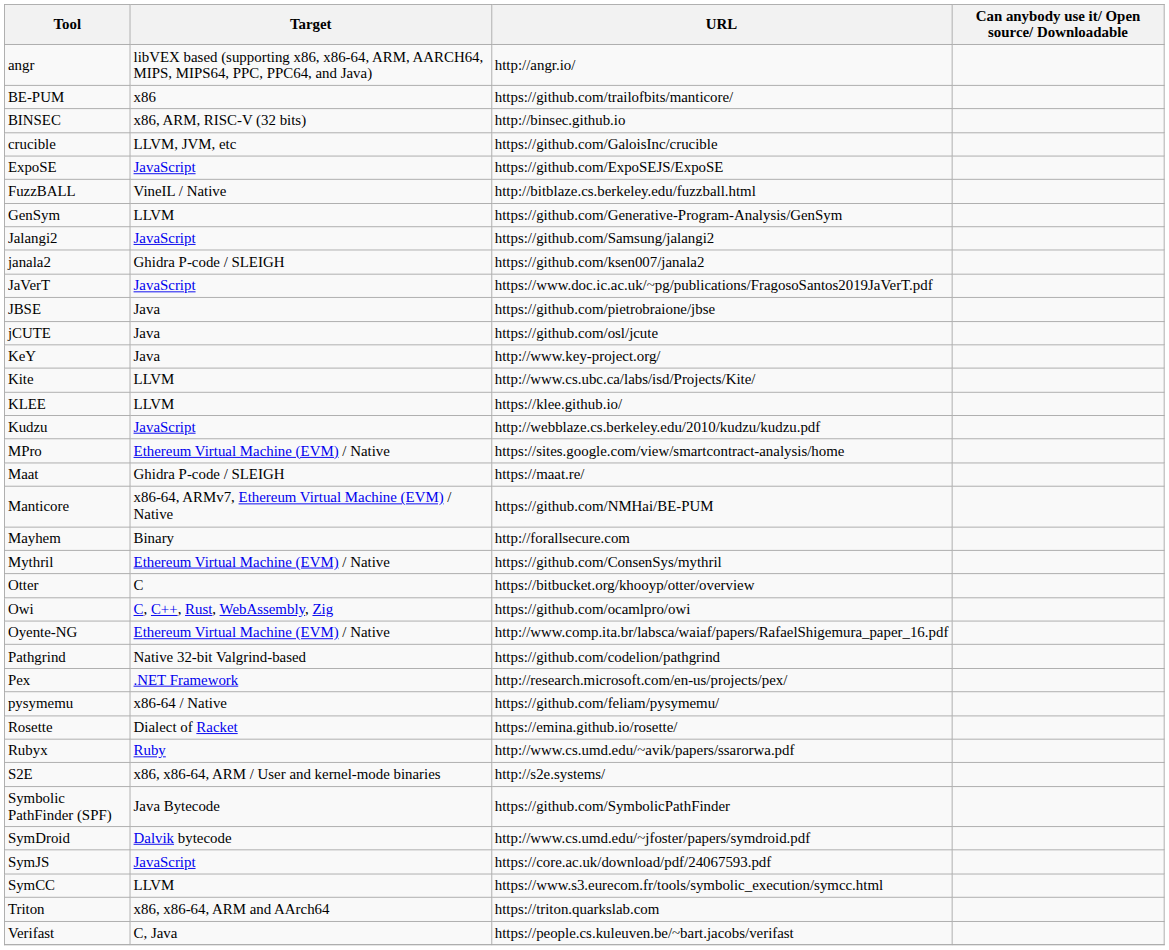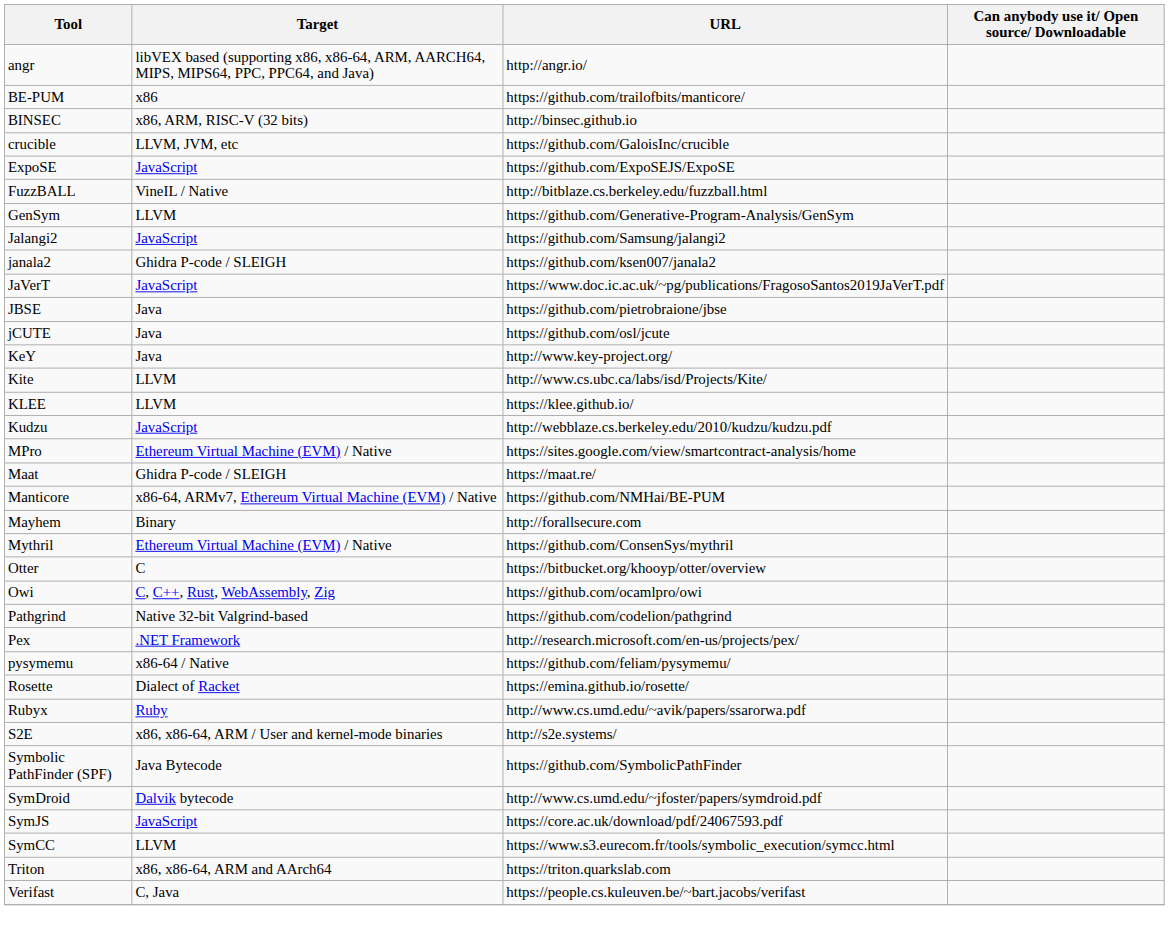- row: (43, 632)
